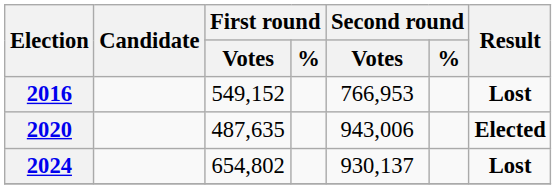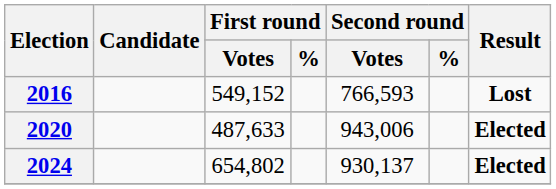(377, 93) 766,953 -> (377, 93) 766,593
(248, 129) 487,635 -> (248, 129) 487,633
(510, 165) Lost -> (510, 165) Elected
